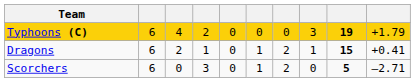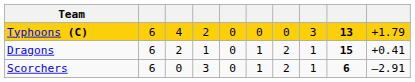(346, 32) 19 -> (346, 32) 13
(313, 68) 0 -> (313, 68) 1
(346, 68) 5 -> (346, 68) 6
(388, 68) –2.71 -> (388, 68) –2.91
